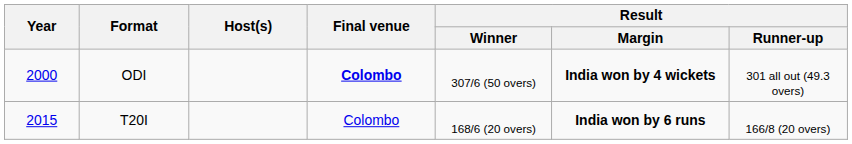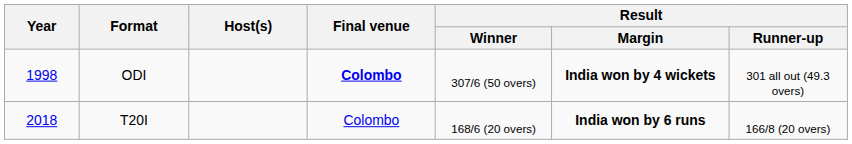(42, 76) 2000 -> (42, 76) 1998
(42, 121) 2015 -> (42, 121) 2018
